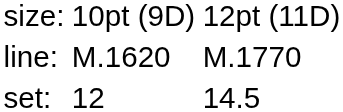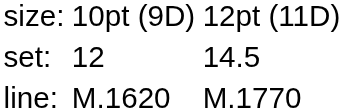rows swapped: (27, 98) <-> (31, 57)
